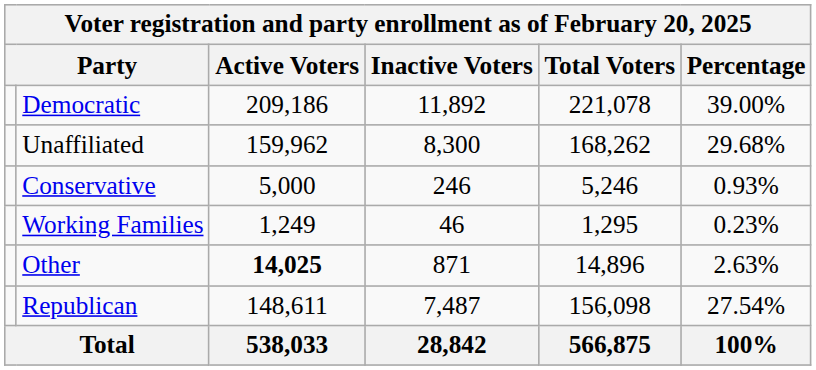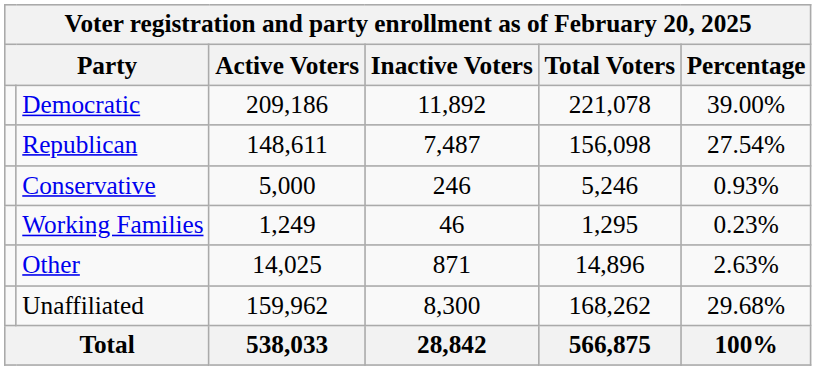rows swapped: (80, 305) <-> (83, 144)
(287, 265) bold -> (287, 265) normal
